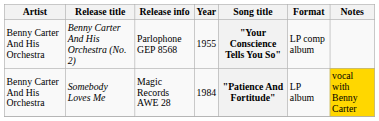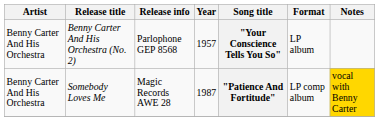(206, 44) 1955 -> (206, 44) 1957
(307, 44) LP comp album -> (302, 44) LP album
(206, 92) 1984 -> (206, 92) 1987
(302, 92) LP album -> (307, 92) LP comp album
